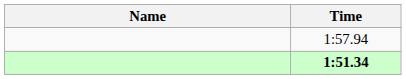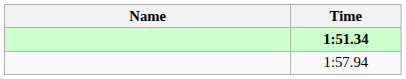rows swapped: (346, 62) <-> (346, 39)
